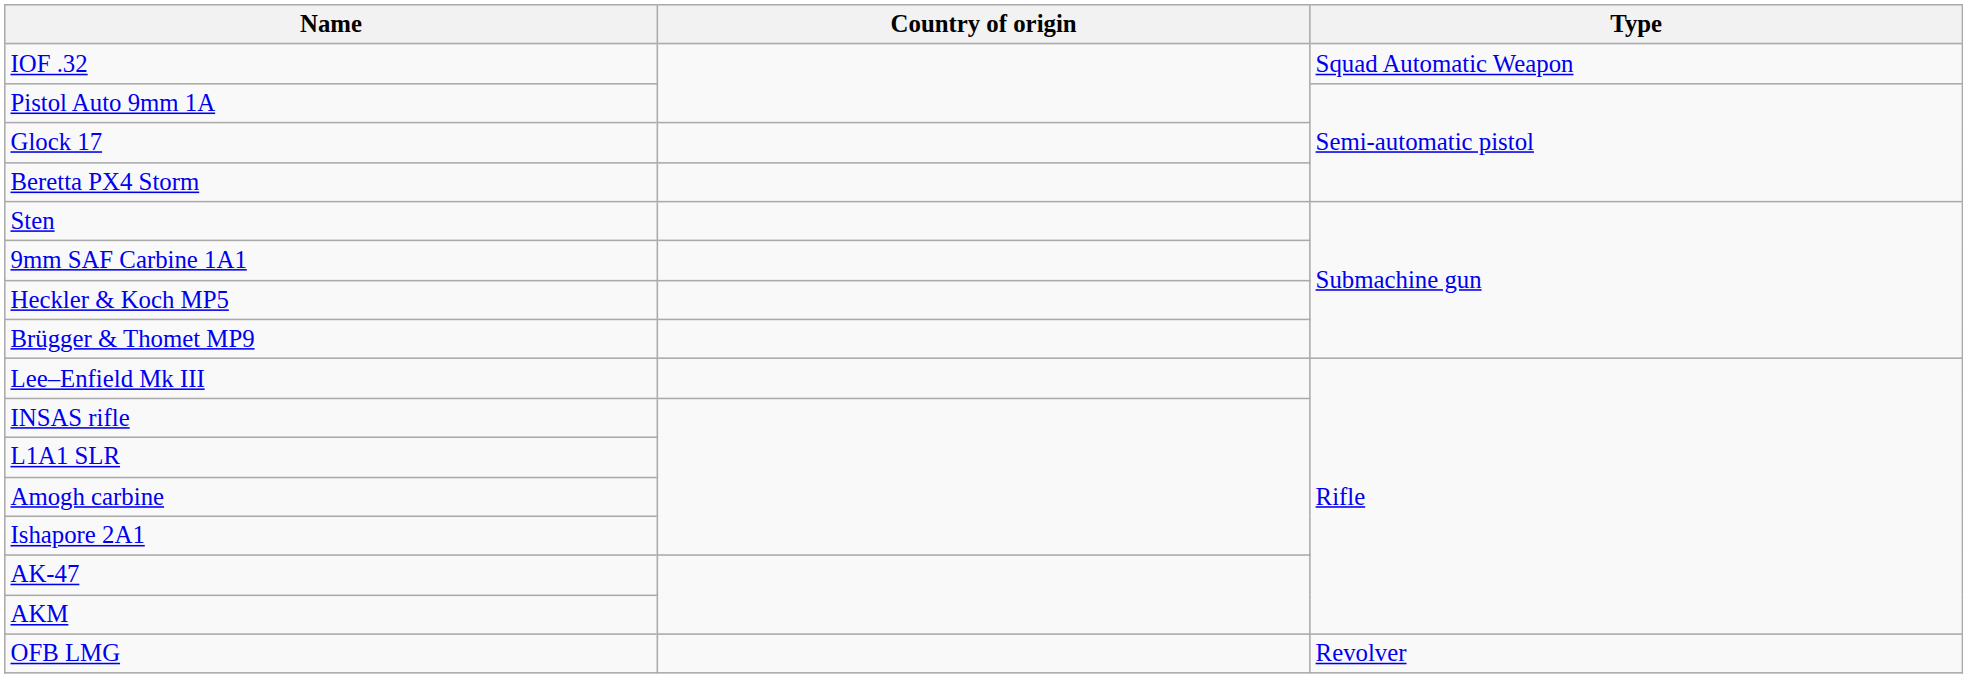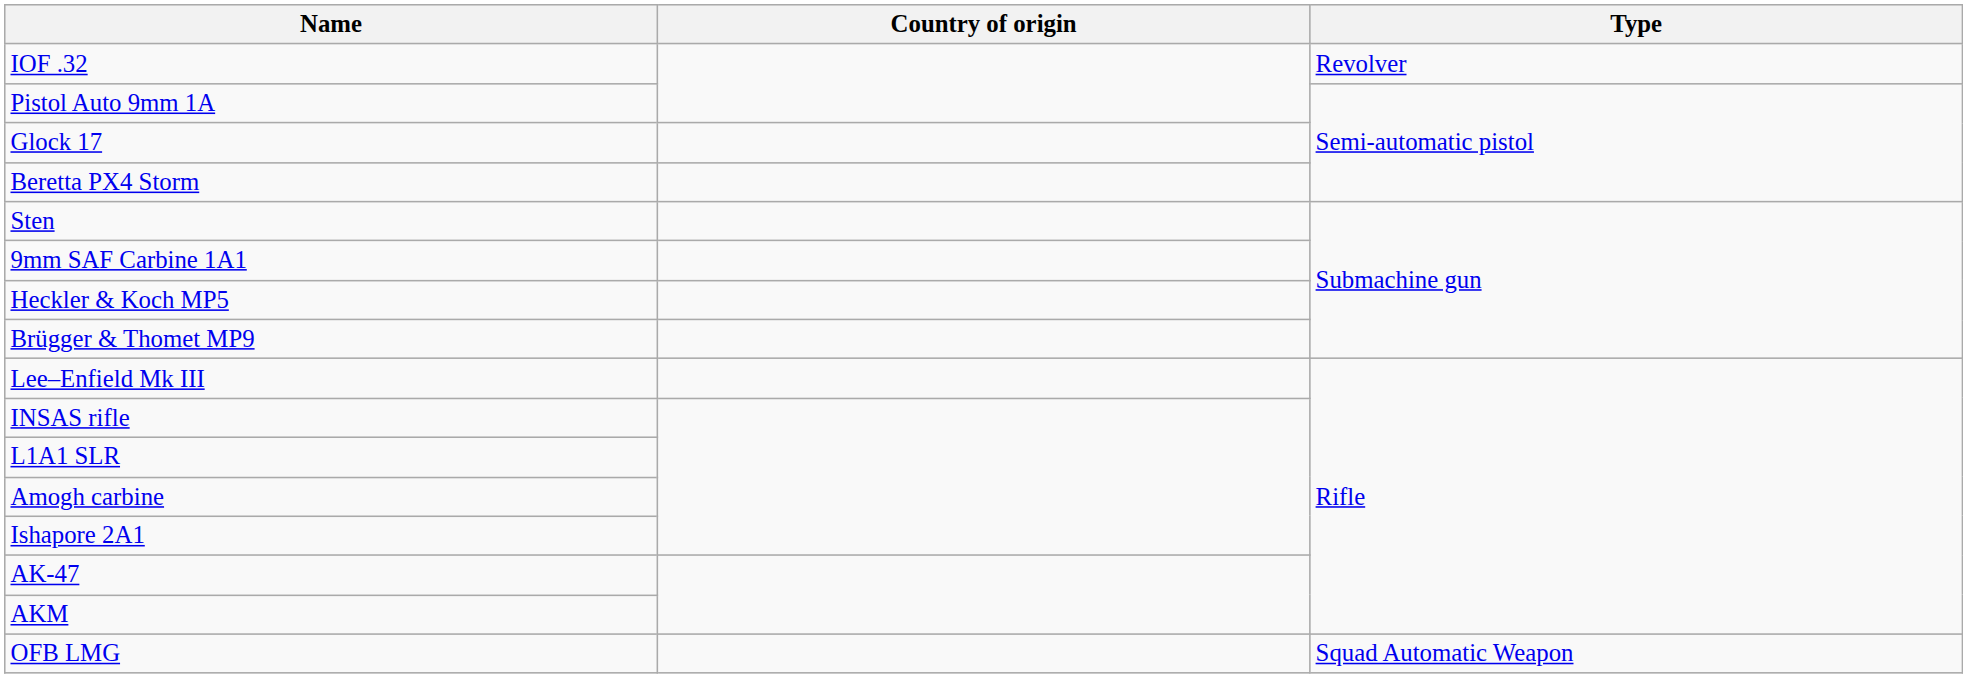(1445, 63) Squad Automatic Weapon -> (1361, 63) Revolver
(1361, 653) Revolver -> (1445, 653) Squad Automatic Weapon
